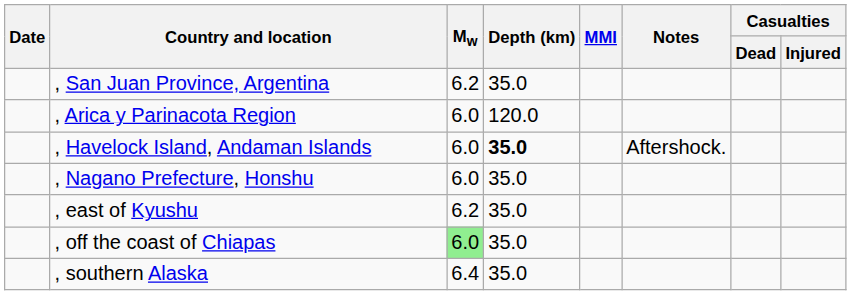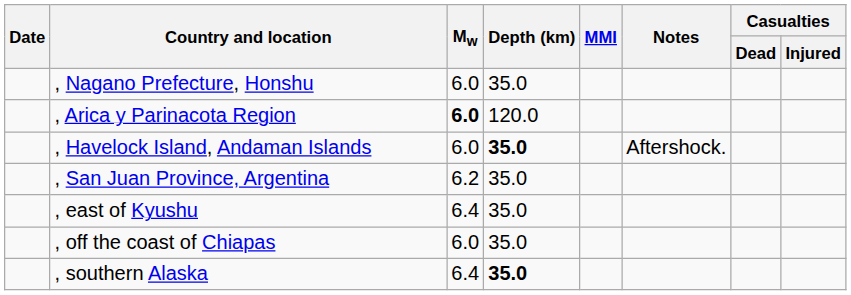rows swapped: (192, 83) <-> (184, 178)
(465, 115) normal -> (465, 115) bold
(465, 210) 6.2 -> (465, 210) 6.4
(465, 242) lightgreen background -> (465, 242) no background
(508, 274) normal -> (508, 274) bold
